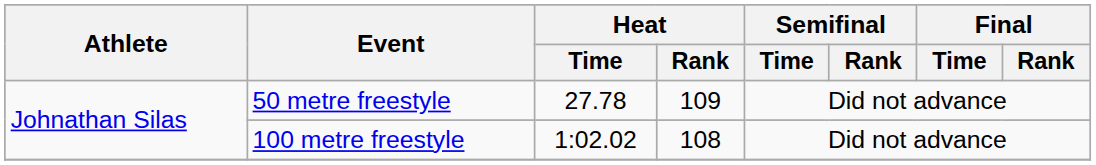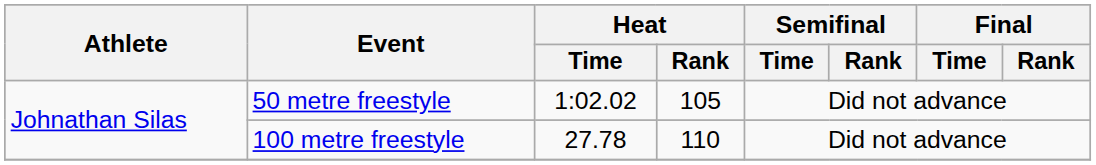(595, 101) 27.78 -> (595, 101) 1:02.02
(700, 101) 109 -> (700, 101) 105
(595, 140) 1:02.02 -> (595, 140) 27.78
(700, 140) 108 -> (700, 140) 110
